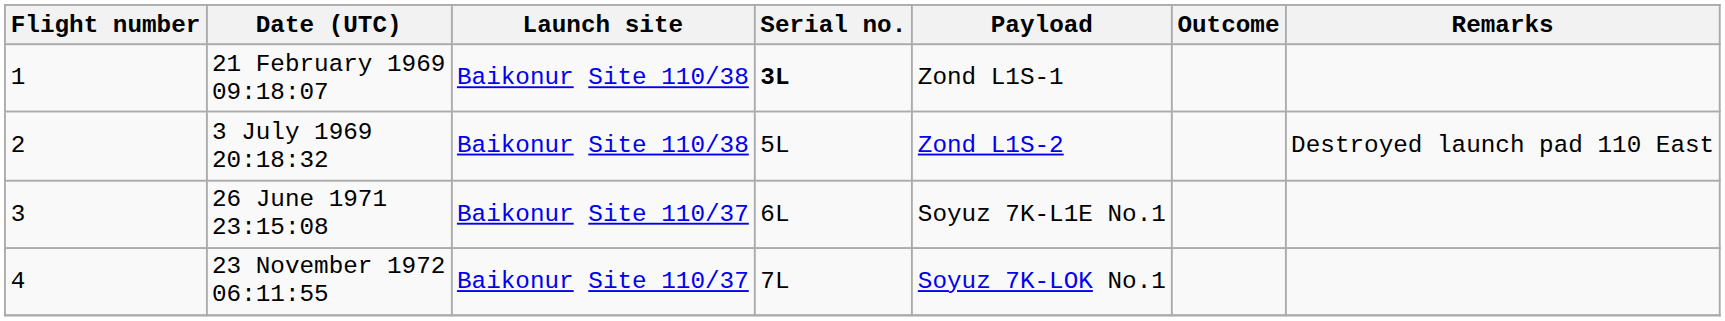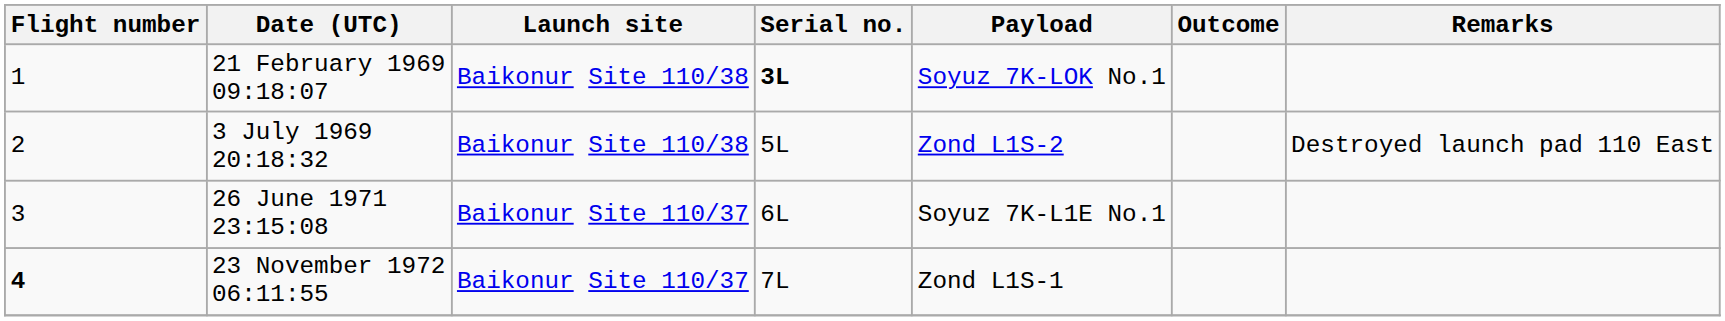(991, 78) Zond L1S-1 -> (1042, 78) Soyuz 7K-LOK No.1
(18, 281) normal -> (18, 281) bold
(1042, 281) Soyuz 7K-LOK No.1 -> (991, 281) Zond L1S-1
